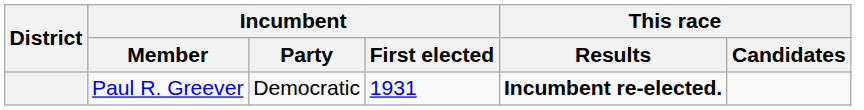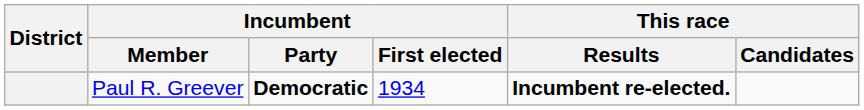(307, 88) normal -> (311, 88) bold
(393, 88) 1931 -> (401, 88) 1934
